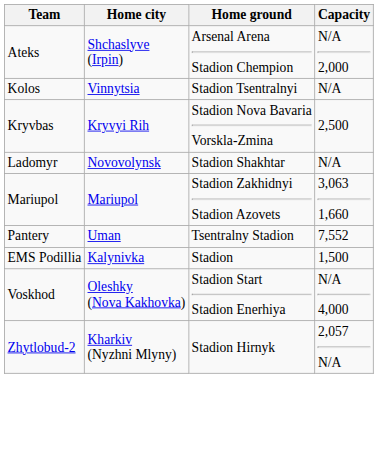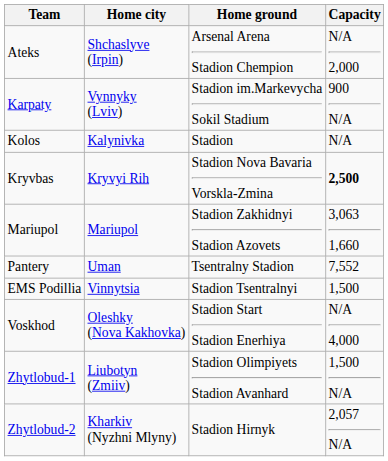+ row: (29, 104)
(114, 89) Vinnytsia -> (116, 141) Kalynivka
(244, 89) Stadion Tsentralnyi -> (212, 141) Stadion
(333, 125) normal -> (344, 178) bold
- row: (32, 162)
(116, 258) Kalynivka -> (114, 288) Vinnytsia
(212, 258) Stadion -> (244, 288) Stadion Tsentralnyi
+ row: (42, 377)
